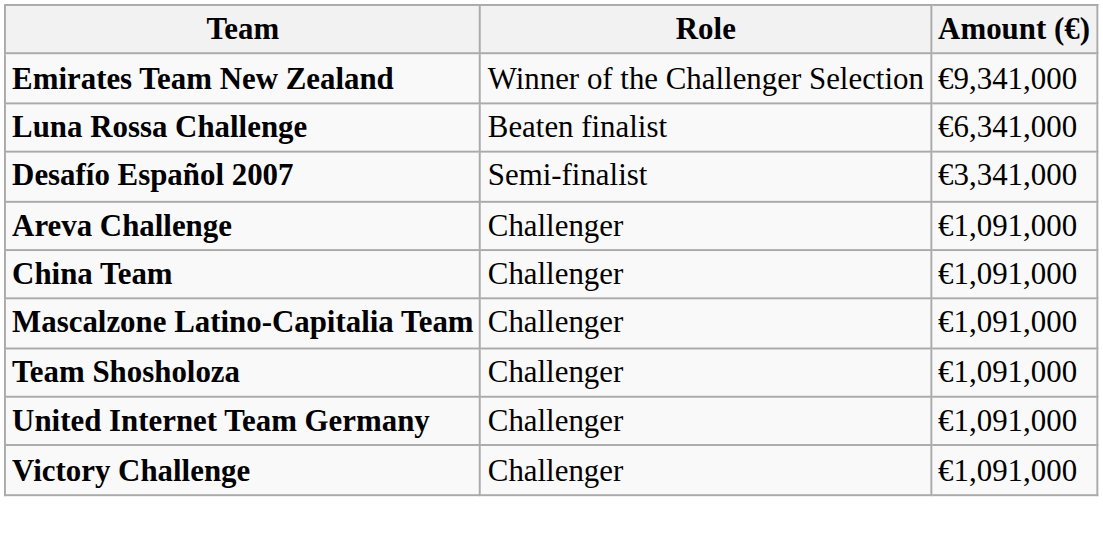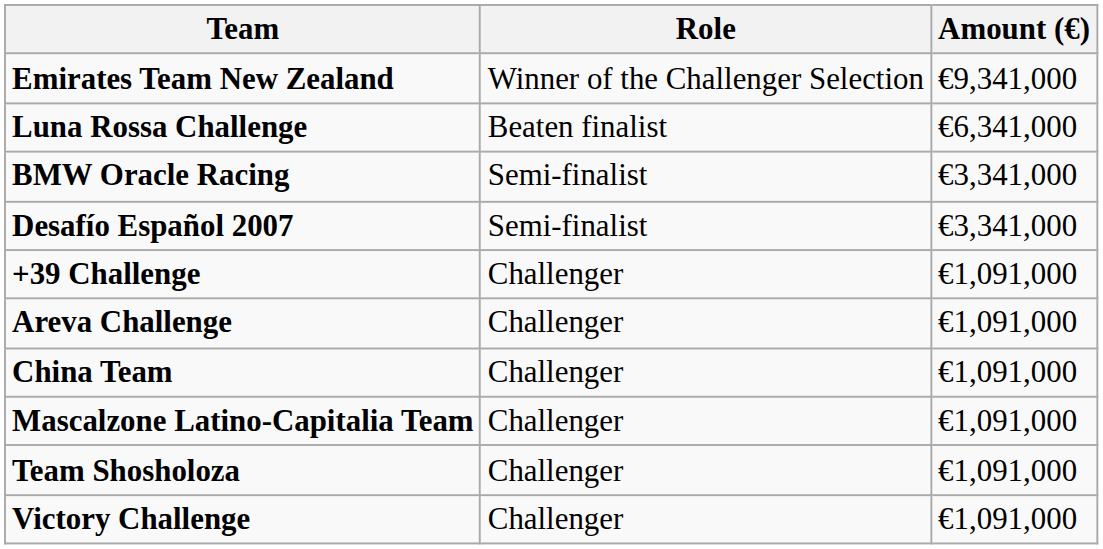+ row: (151, 175)
+ row: (106, 273)
- row: (221, 420)
